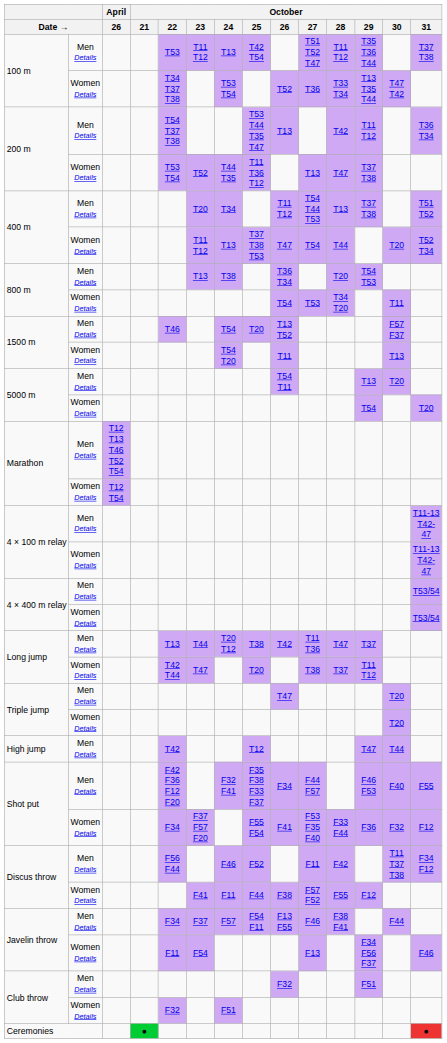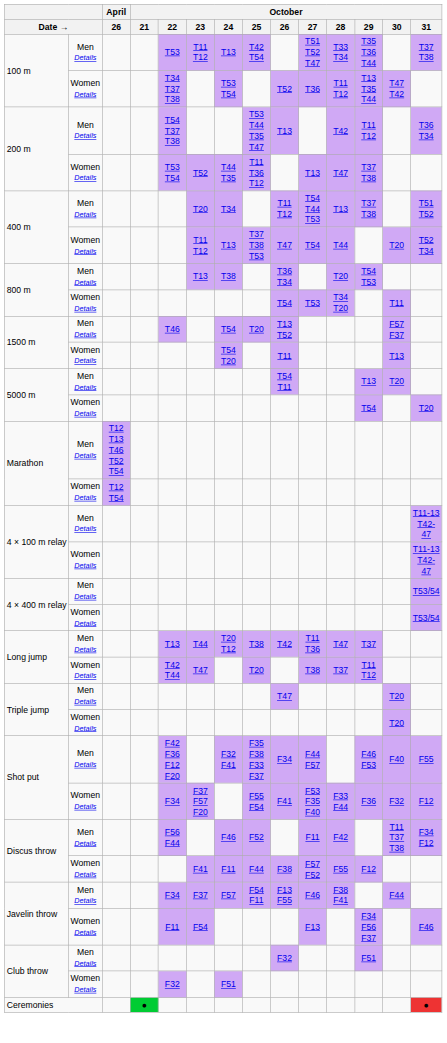(341, 52) T11 T12 -> (341, 52) T33 T34
(341, 89) T33 T34 -> (341, 89) T11 T12
- row: (26, 749)
